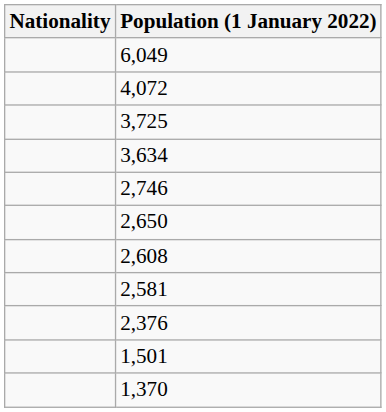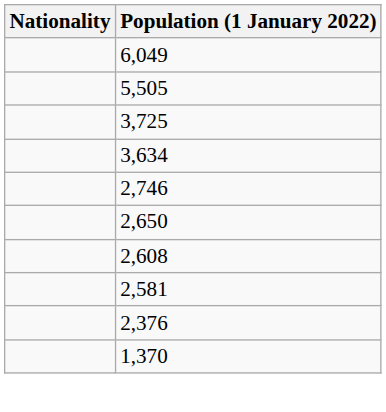+ row: (144, 88)
- row: (144, 88)
- row: (144, 356)
